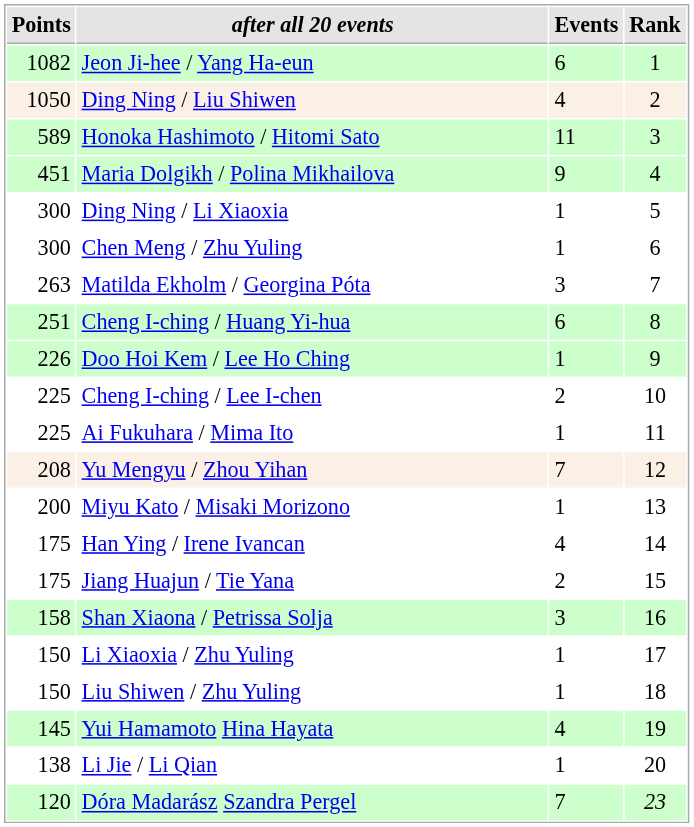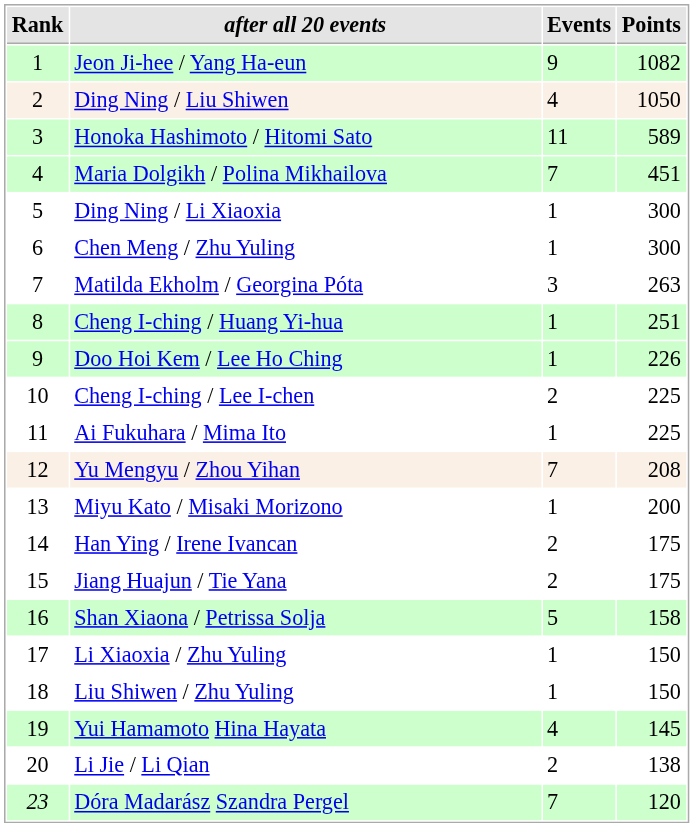columns swapped: (655, 24) <-> (41, 24)
(560, 63) 6 -> (553, 63) 9
(560, 173) 9 -> (553, 173) 7
(560, 321) 6 -> (553, 321) 1
(560, 543) 4 -> (553, 543) 2
(560, 617) 3 -> (553, 617) 5
(560, 765) 1 -> (553, 765) 2
